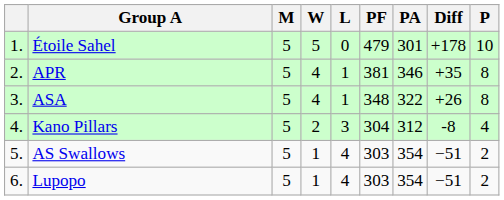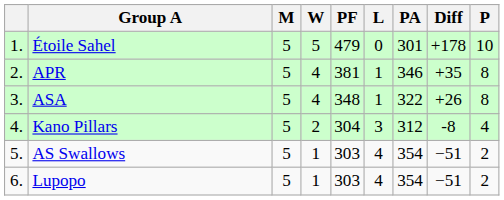columns swapped: (345, 18) <-> (376, 18)
